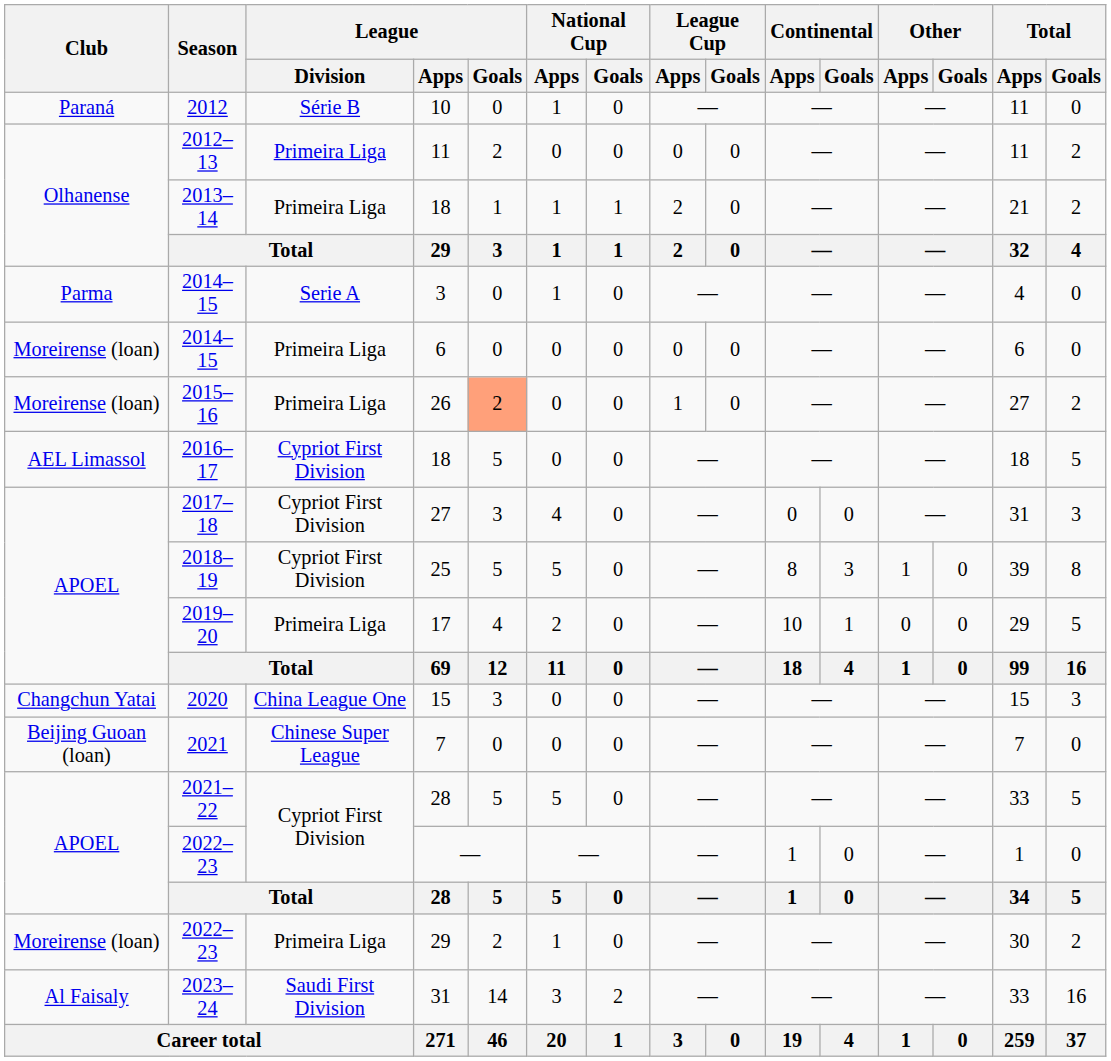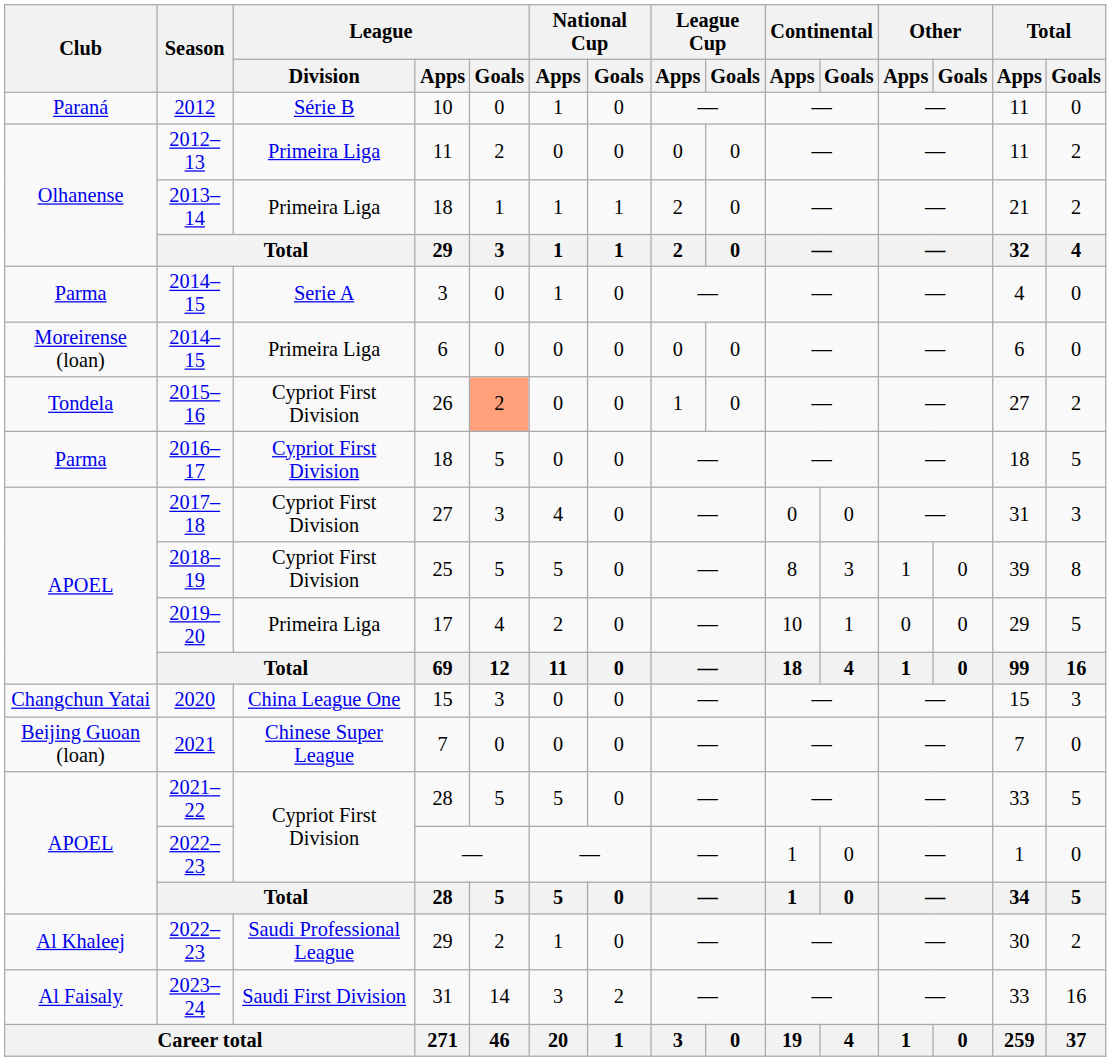(87, 404) Moreirense (loan) -> (81, 404) Tondela
(330, 404) Primeira Liga -> (324, 404) Cypriot First Division
(87, 459) AEL Limassol -> (81, 459) Parma
(87, 941) Moreirense (loan) -> (81, 941) Al Khaleej
(330, 941) Primeira Liga -> (324, 941) Saudi Professional League
